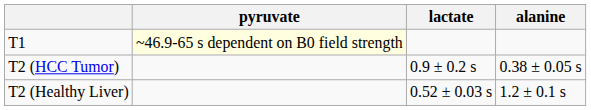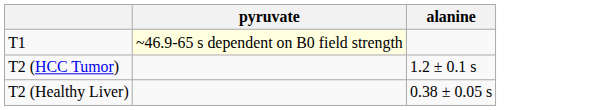- column: (451, 17)
(541, 67) 0.38 ± 0.05 s -> (443, 67) 1.2 ± 0.1 s
(533, 92) 1.2 ± 0.1 s -> (451, 92) 0.38 ± 0.05 s
